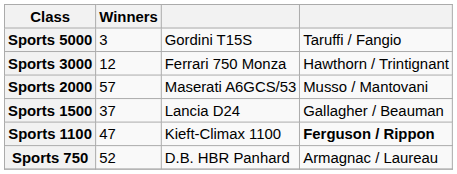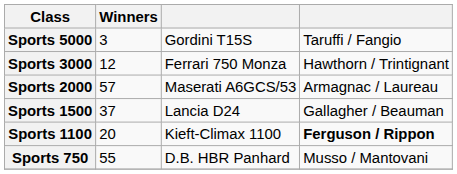(366, 87) Musso / Mantovani -> (371, 87) Armagnac / Laureau
(108, 134) 47 -> (108, 134) 20
(108, 158) 52 -> (108, 158) 55
(371, 158) Armagnac / Laureau -> (366, 158) Musso / Mantovani
